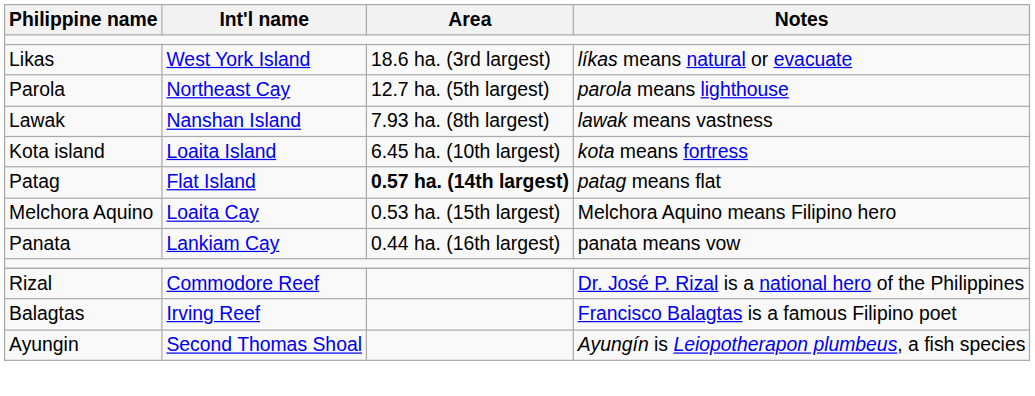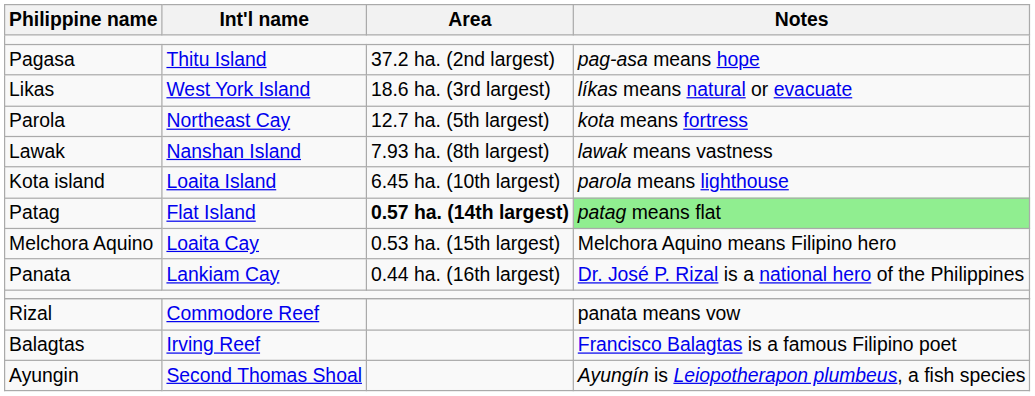+ row: (42, 59)
(683, 90) parola means lighthouse -> (663, 120) kota means fortress
(663, 151) kota means fortress -> (683, 182) parola means lighthouse
(649, 182) no background -> (649, 212) lightgreen background
(659, 243) panata means vow -> (801, 274) Dr. José P. Rizal is a national hero of the Philippines
(801, 283) Dr. José P. Rizal is a national hero of the Philippines -> (659, 314) panata means vow
